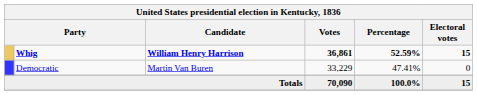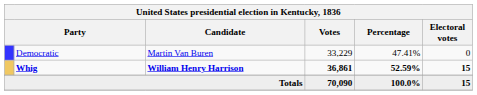rows swapped: (27, 53) <-> (37, 68)
